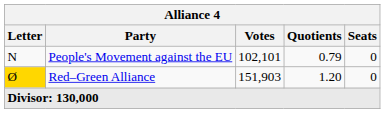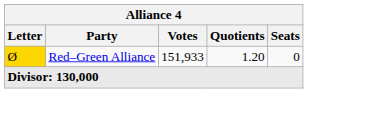- row: (140, 56)
(260, 77) 151,903 -> (183, 56) 151,933
